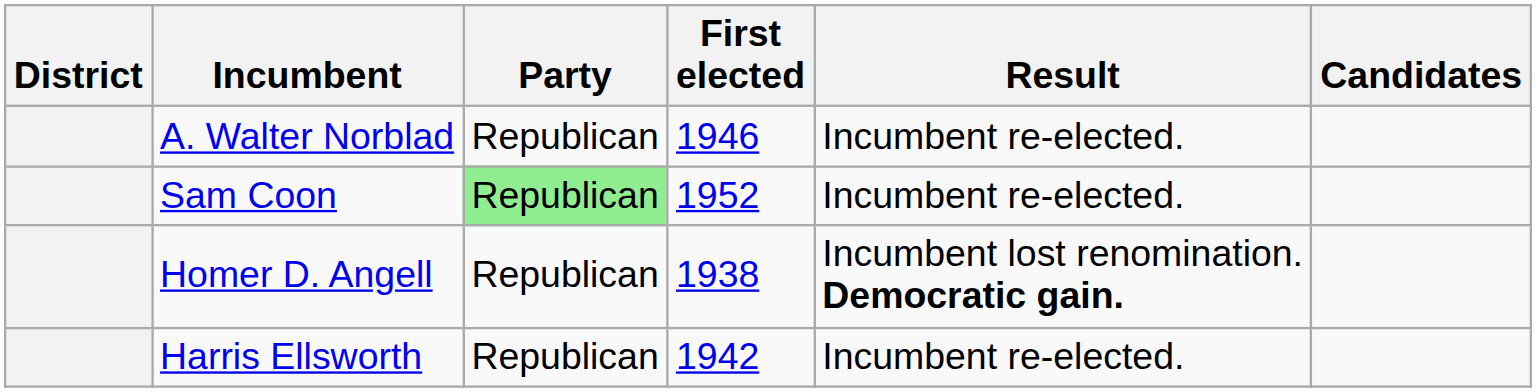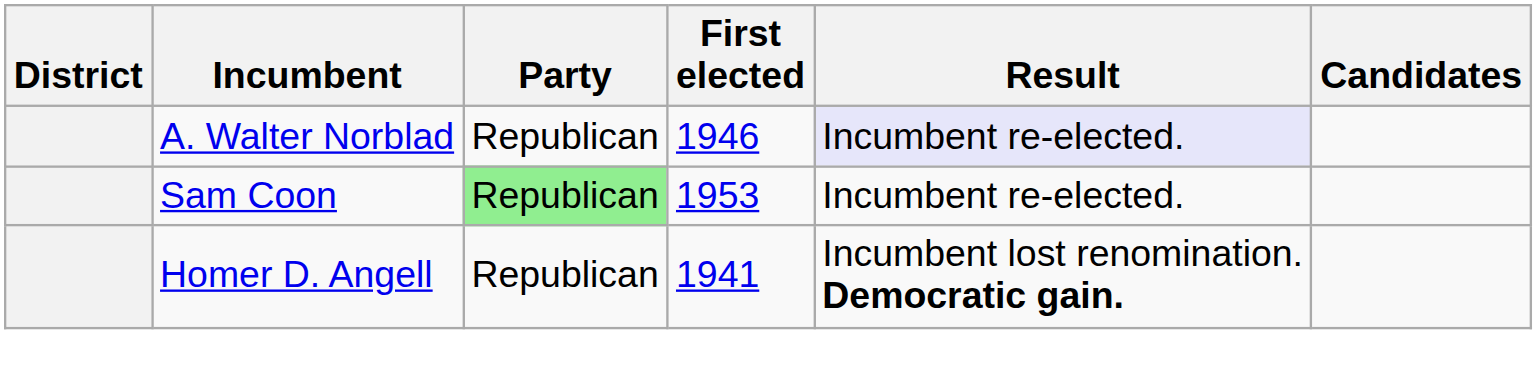(1003, 135) no background -> (1003, 135) lavender background
(718, 195) 1952 -> (718, 195) 1953
(718, 275) 1938 -> (718, 275) 1941
- row: (291, 355)
